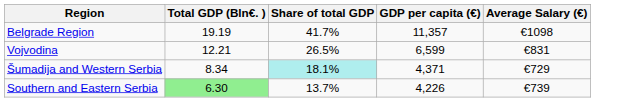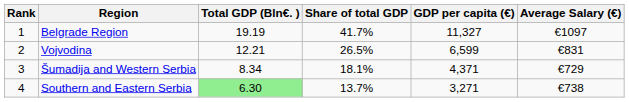+ column: (21, 13)
(430, 32) 11,357 -> (464, 32) 11,327
(537, 32) €1098 -> (571, 32) €1097
(323, 69) paleturquoise background -> (357, 69) no background
(430, 87) 4,226 -> (464, 87) 3,271
(537, 87) €739 -> (571, 87) €738
